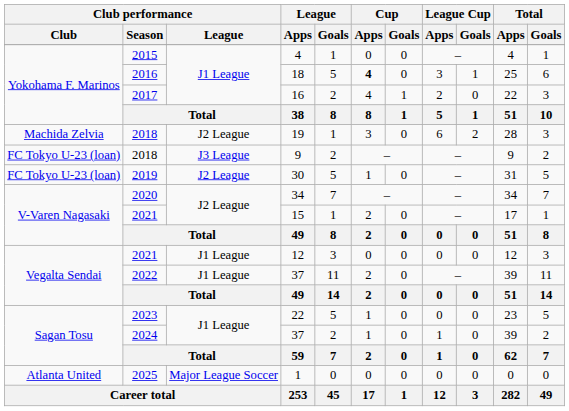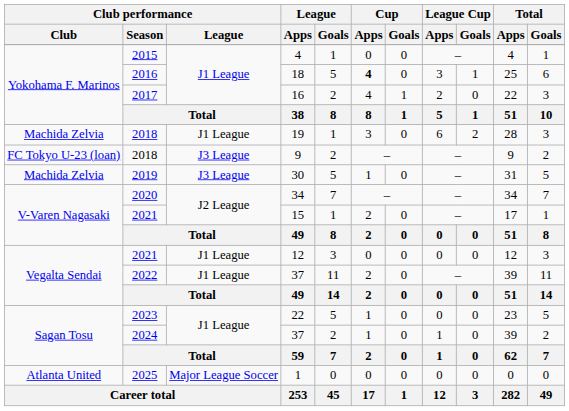(224, 134) J2 League -> (224, 134) J1 League
(64, 174) FC Tokyo U-23 (loan) -> (64, 174) Machida Zelvia
(224, 174) J2 League -> (224, 174) J3 League
